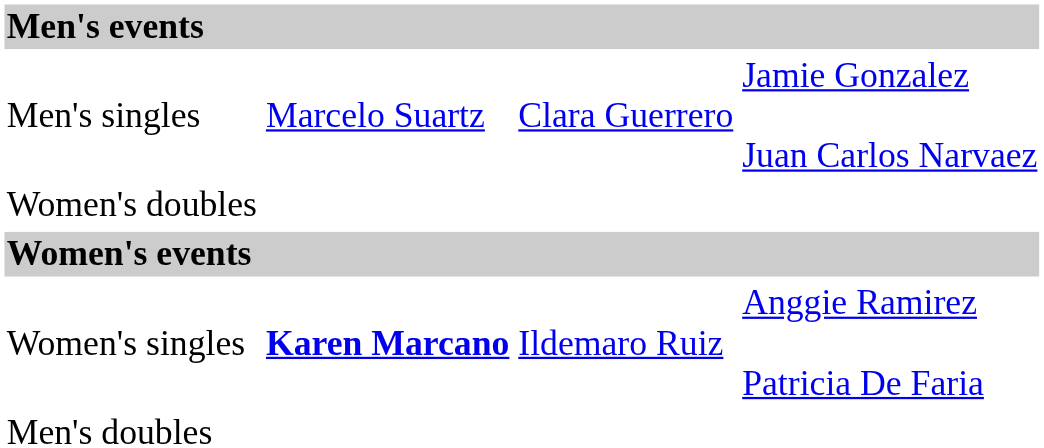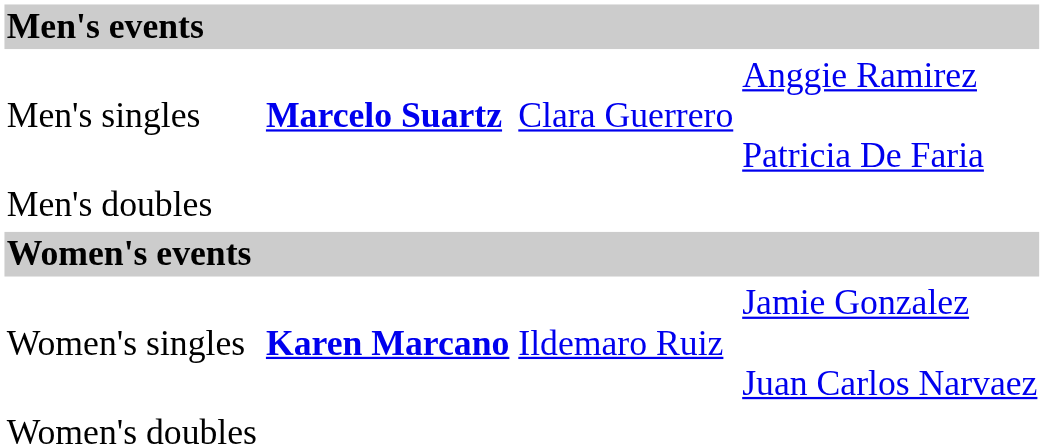(375, 115) normal -> (384, 115) bold
(890, 115) Jamie Gonzalez Juan Carlos Narvaez -> (863, 115) Anggie Ramirez Patricia De Faria
rows swapped: (110, 432) <-> (132, 204)
(863, 342) Anggie Ramirez Patricia De Faria -> (890, 342) Jamie Gonzalez Juan Carlos Narvaez
